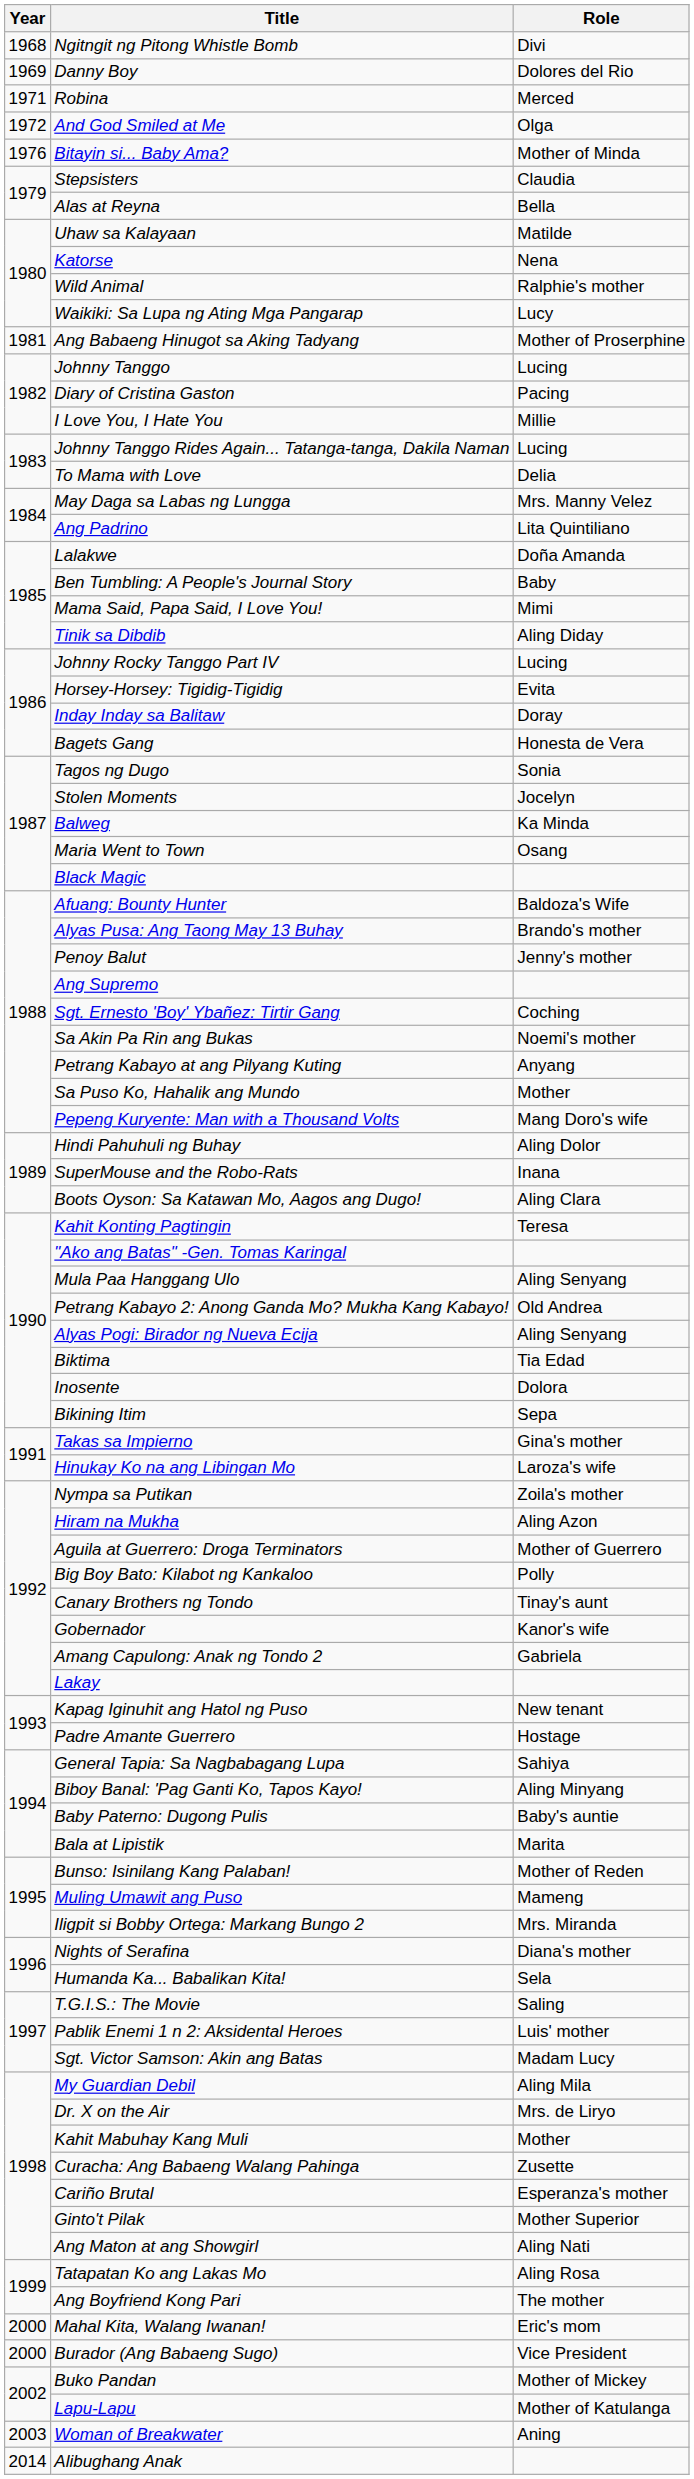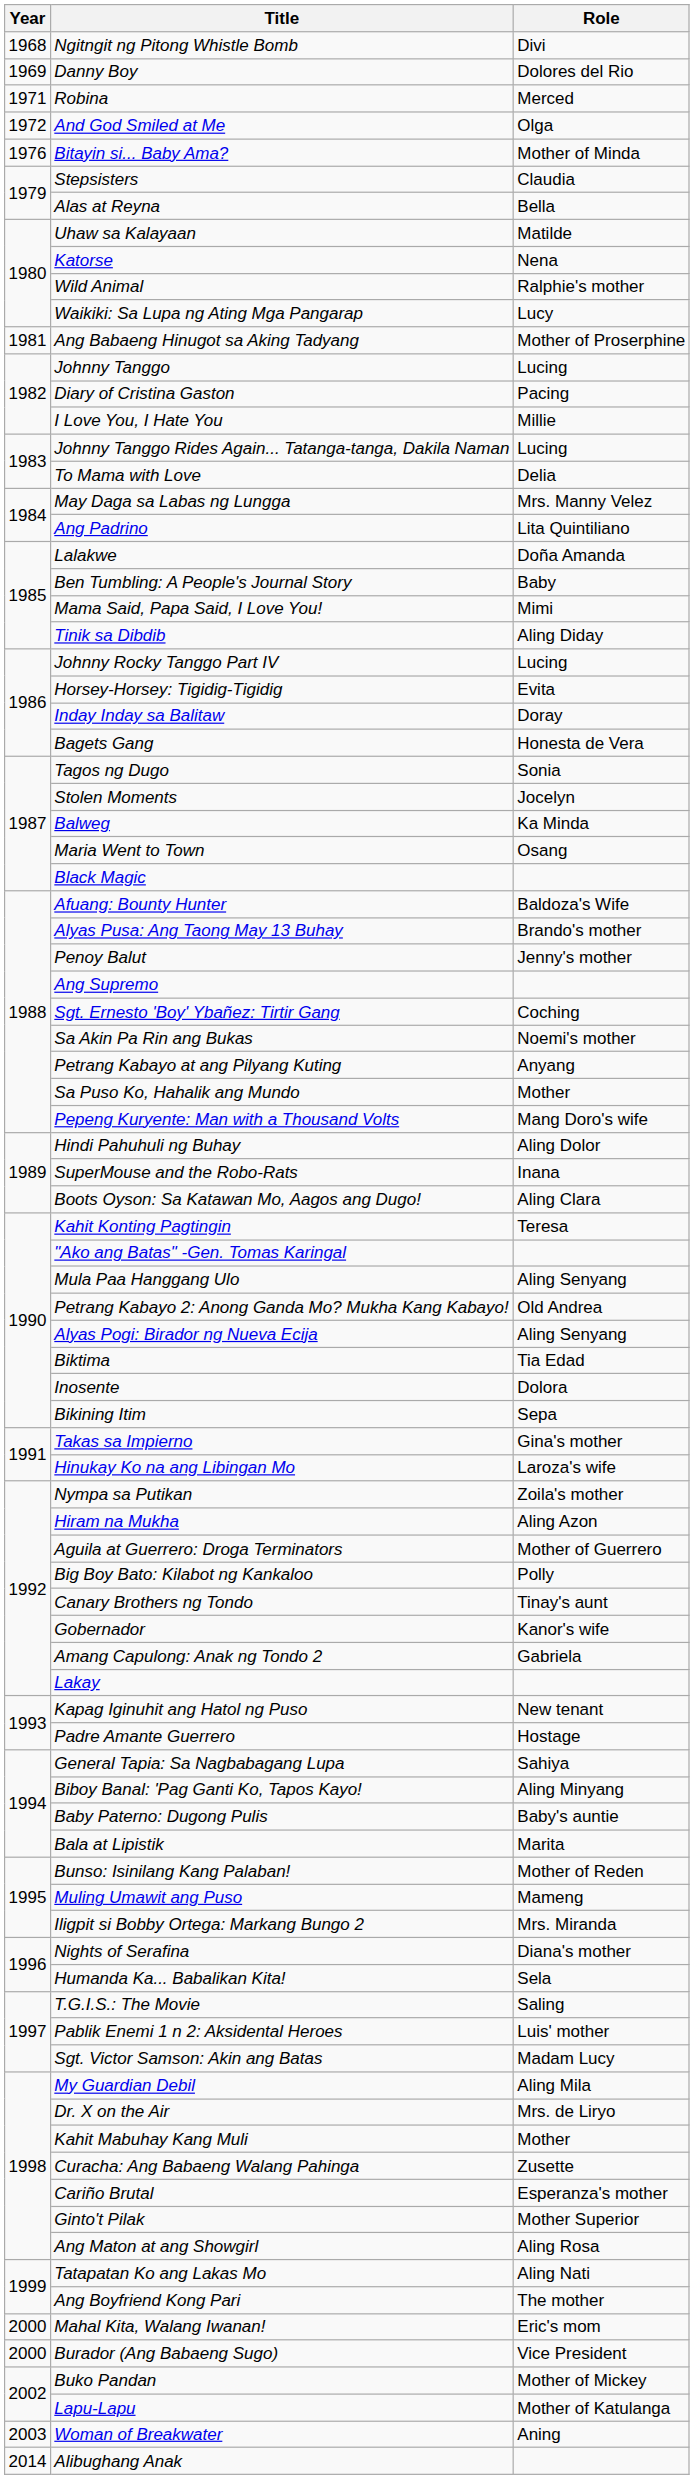(554, 2247) Aling Nati -> (558, 2247) Aling Rosa
(558, 2273) Aling Rosa -> (554, 2273) Aling Nati
